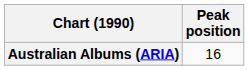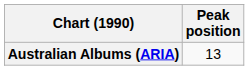(213, 53) 16 -> (213, 53) 13
